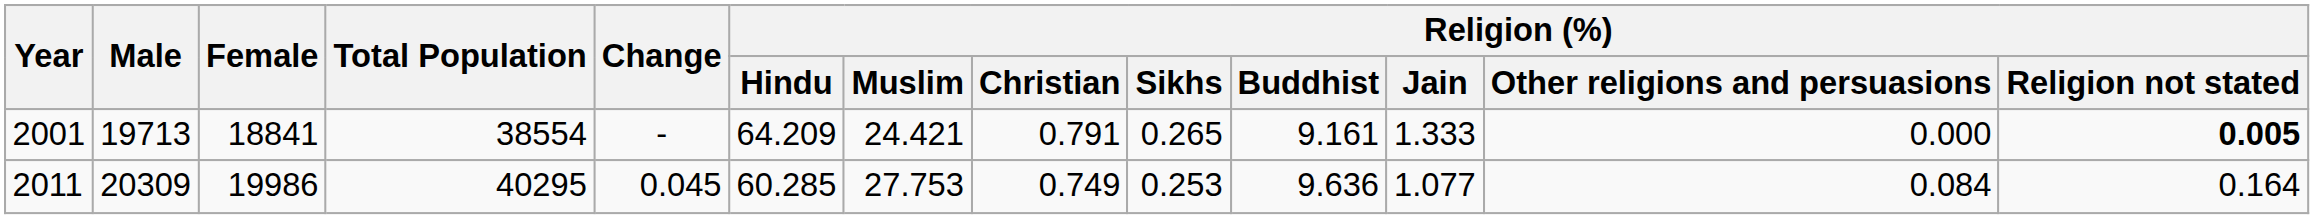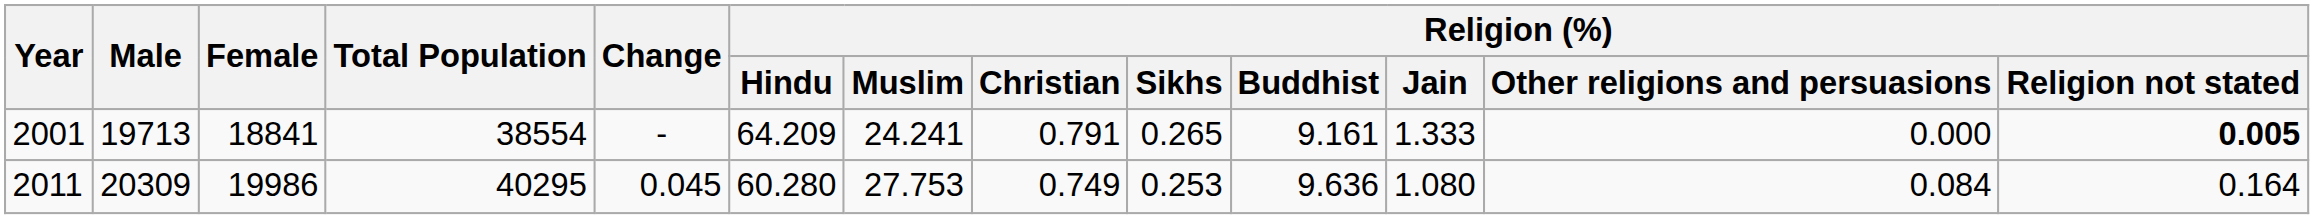(914, 133) 24.421 -> (914, 133) 24.241
(786, 185) 60.285 -> (786, 185) 60.280
(1435, 185) 1.077 -> (1435, 185) 1.080
